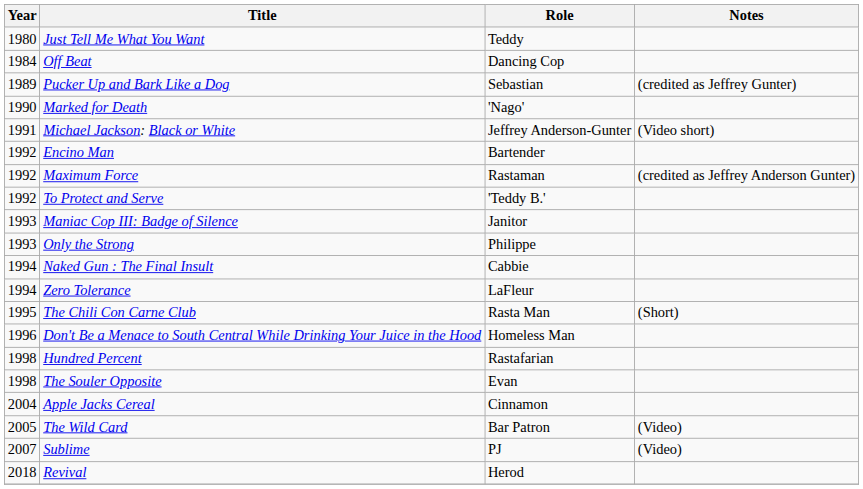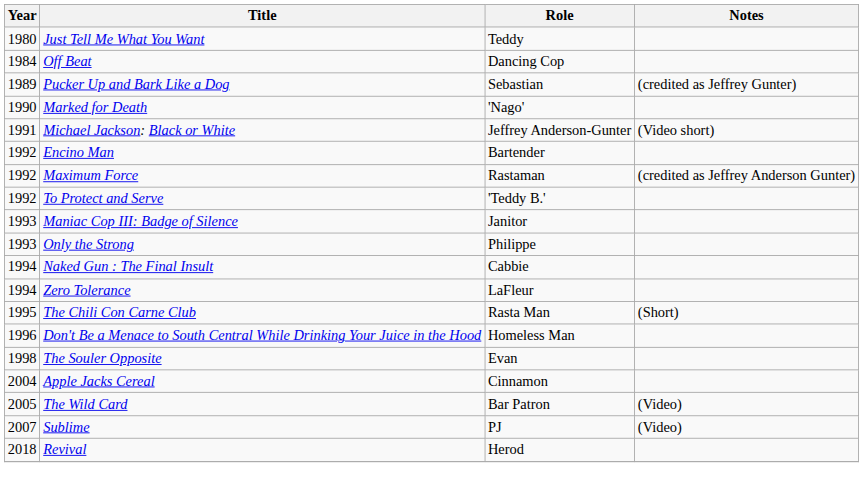- row: (92, 358)
